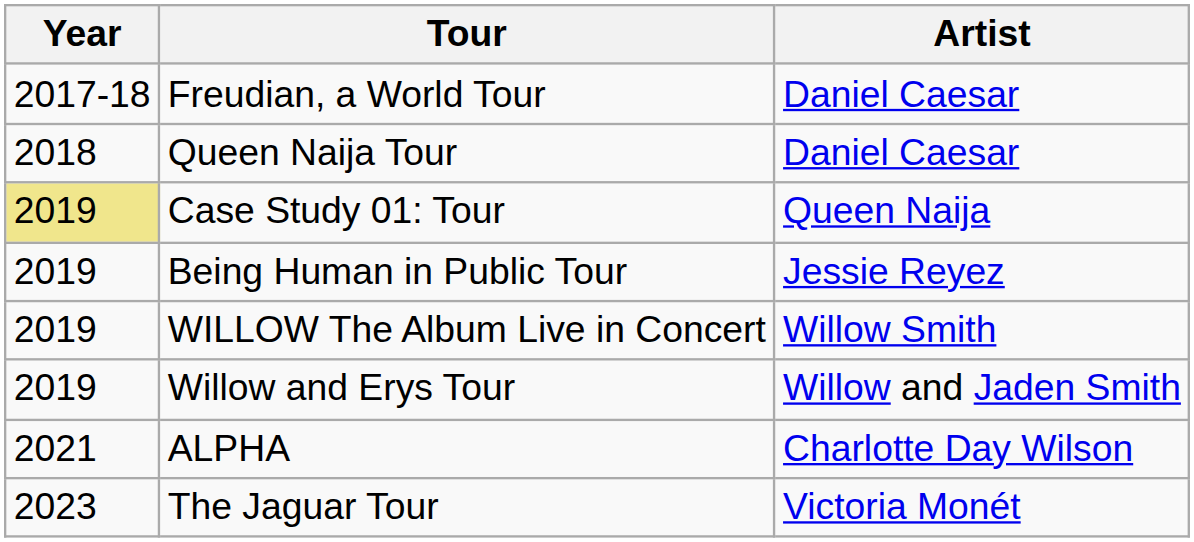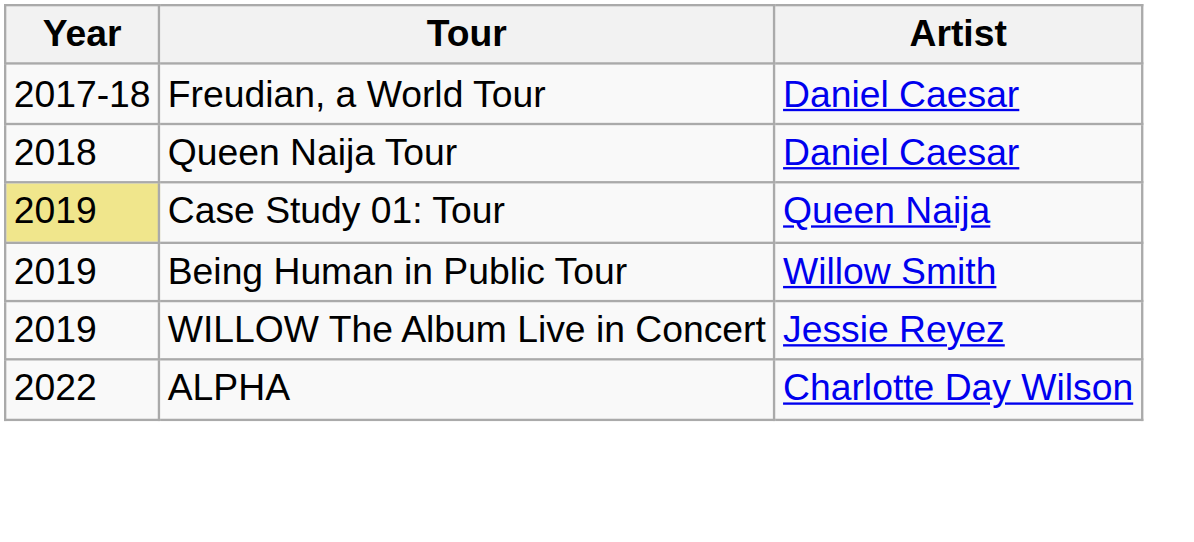(894, 270) Jessie Reyez -> (890, 270) Willow Smith
(890, 329) Willow Smith -> (894, 329) Jessie Reyez
- row: (341, 388)
(55, 447) 2021 -> (55, 388) 2022
- row: (303, 507)
